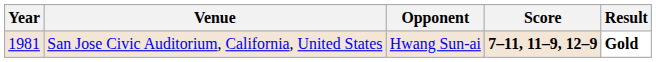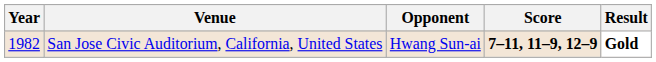(24, 44) 1981 -> (24, 44) 1982
